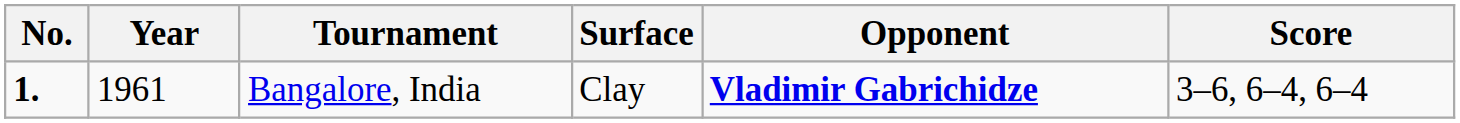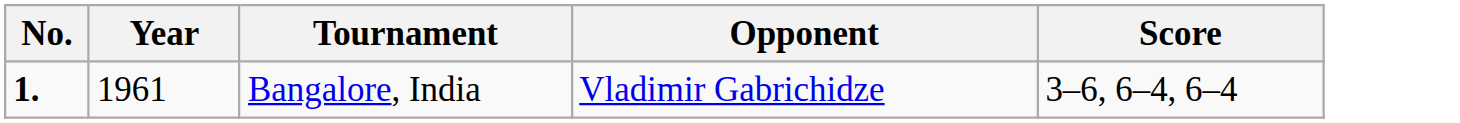- column: (636, 32)
(874, 89) bold -> (732, 89) normal
